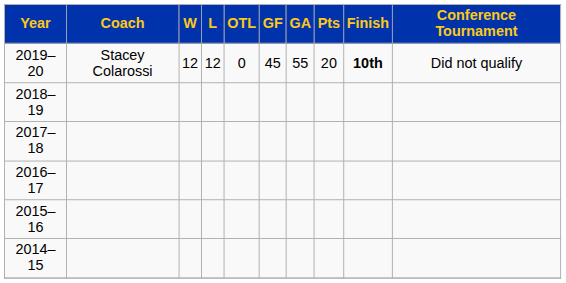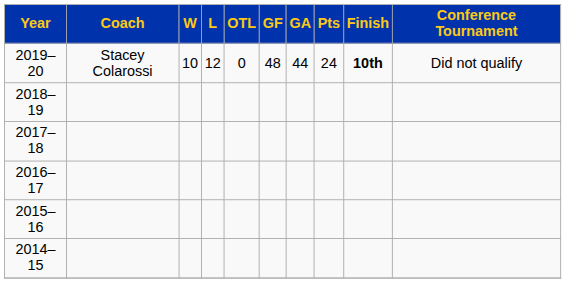(190, 63) 12 -> (190, 63) 10
(273, 63) 45 -> (273, 63) 48
(300, 63) 55 -> (300, 63) 44
(329, 63) 20 -> (329, 63) 24
